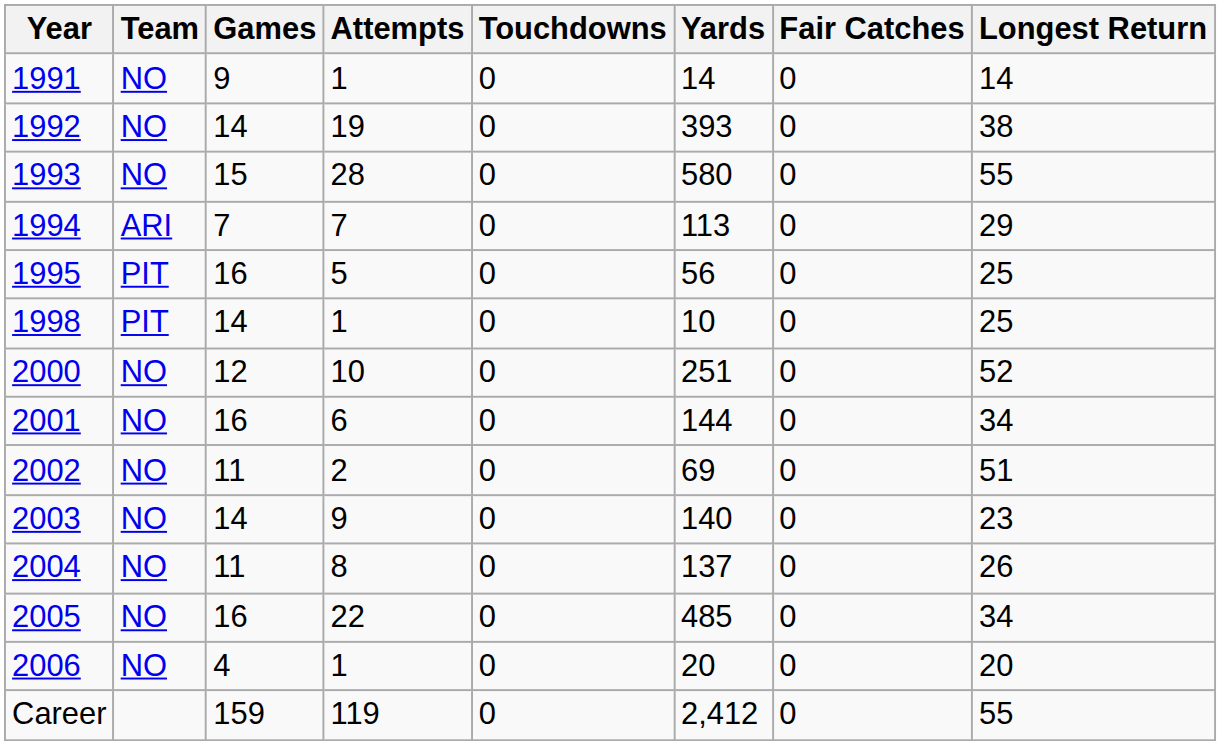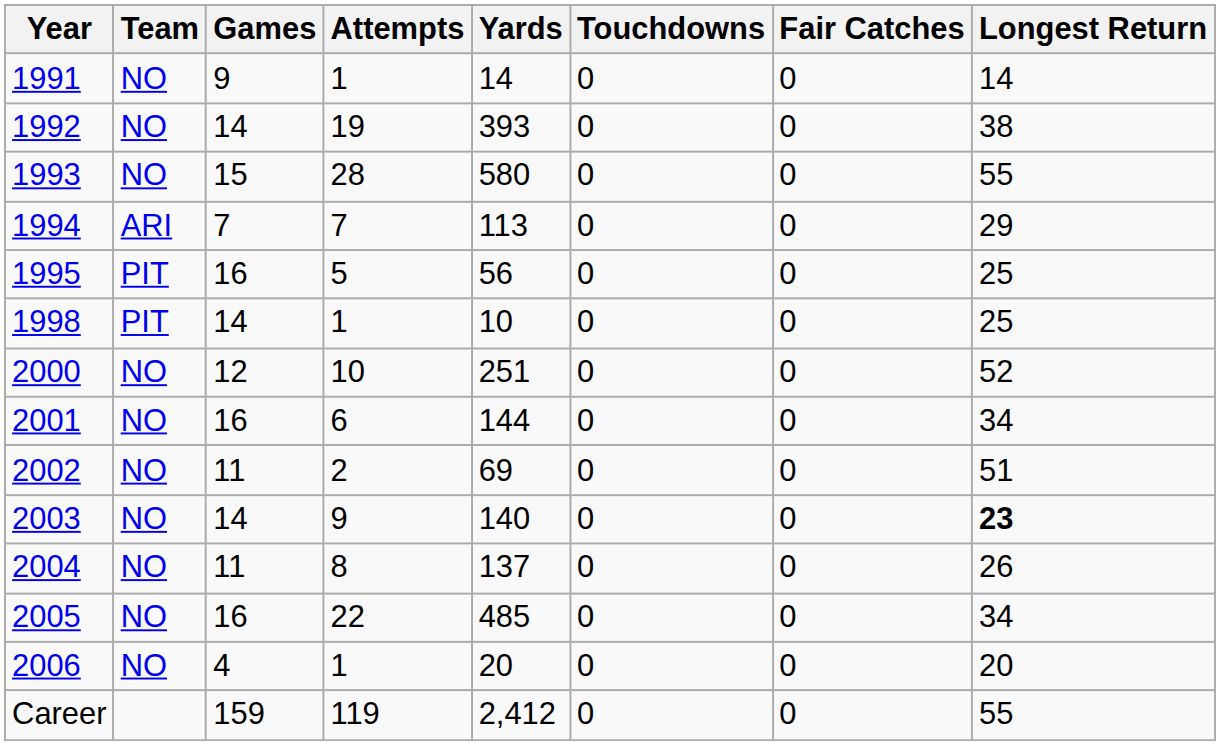columns swapped: (723, 28) <-> (573, 28)
(996, 518) normal -> (996, 518) bold
